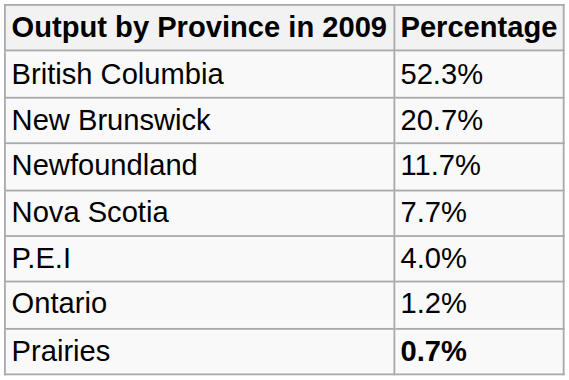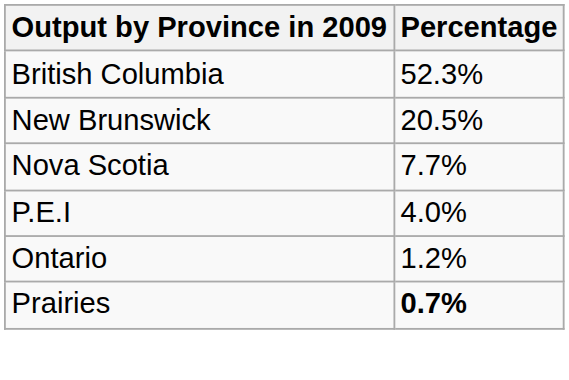(442, 119) 20.7% -> (442, 119) 20.5%
- row: (105, 166)
